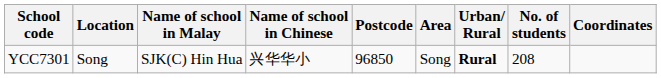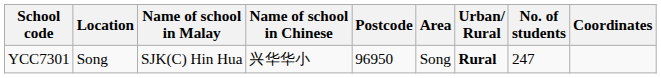(374, 59) 96850 -> (374, 59) 96950
(523, 59) 208 -> (523, 59) 247
